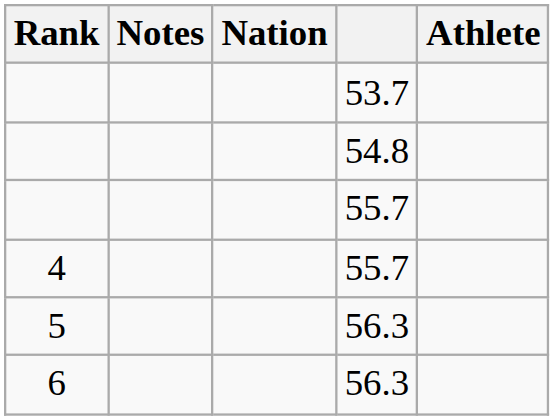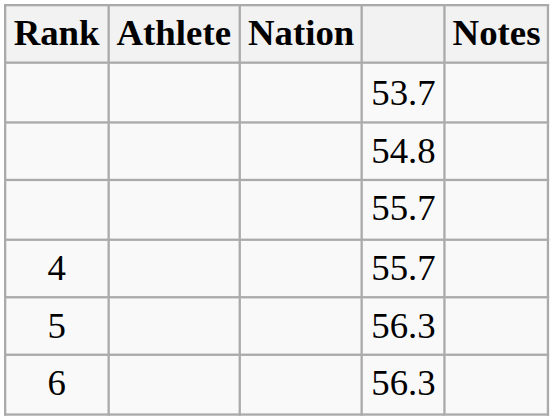columns swapped: (483, 33) <-> (160, 33)
